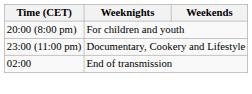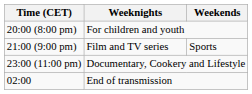+ row: (42, 47)
